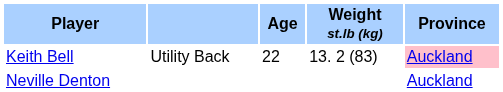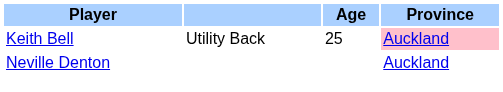- column: (355, 24)
(271, 56) 22 -> (334, 38) 25
